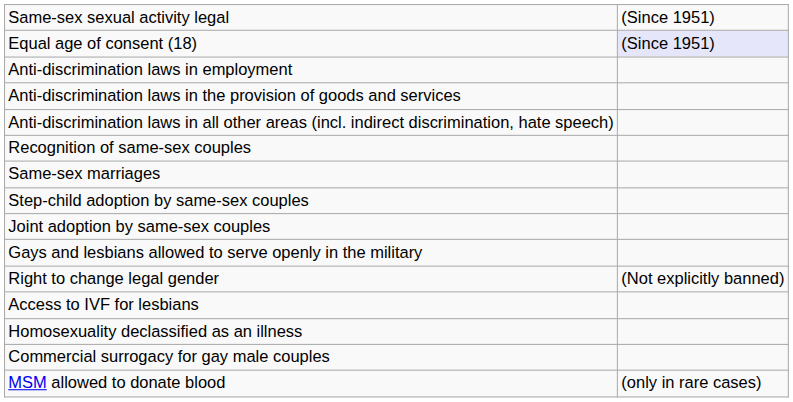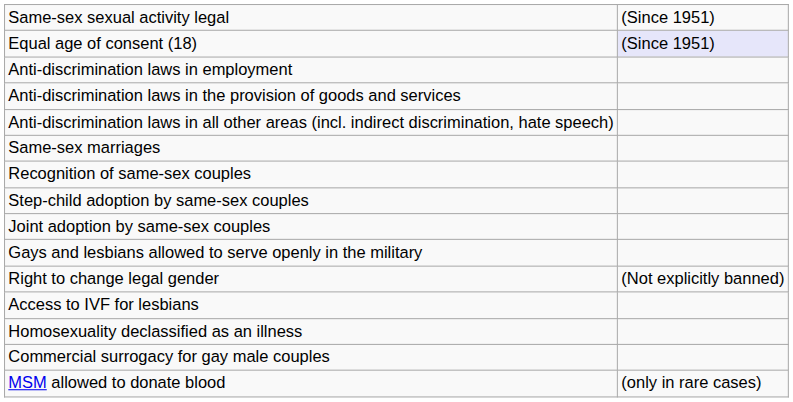rows swapped: (84, 174) <-> (130, 148)
